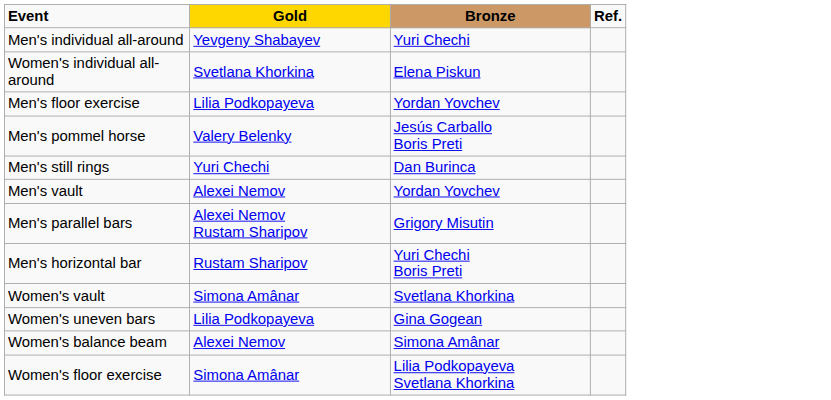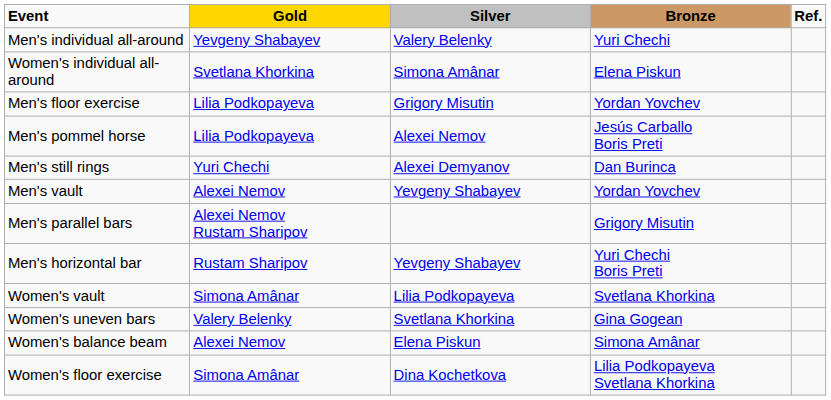+ column: (490, 16)
(242, 135) Valery Belenky -> (254, 135) Lilia Podkopayeva
(254, 319) Lilia Podkopayeva -> (242, 319) Valery Belenky
